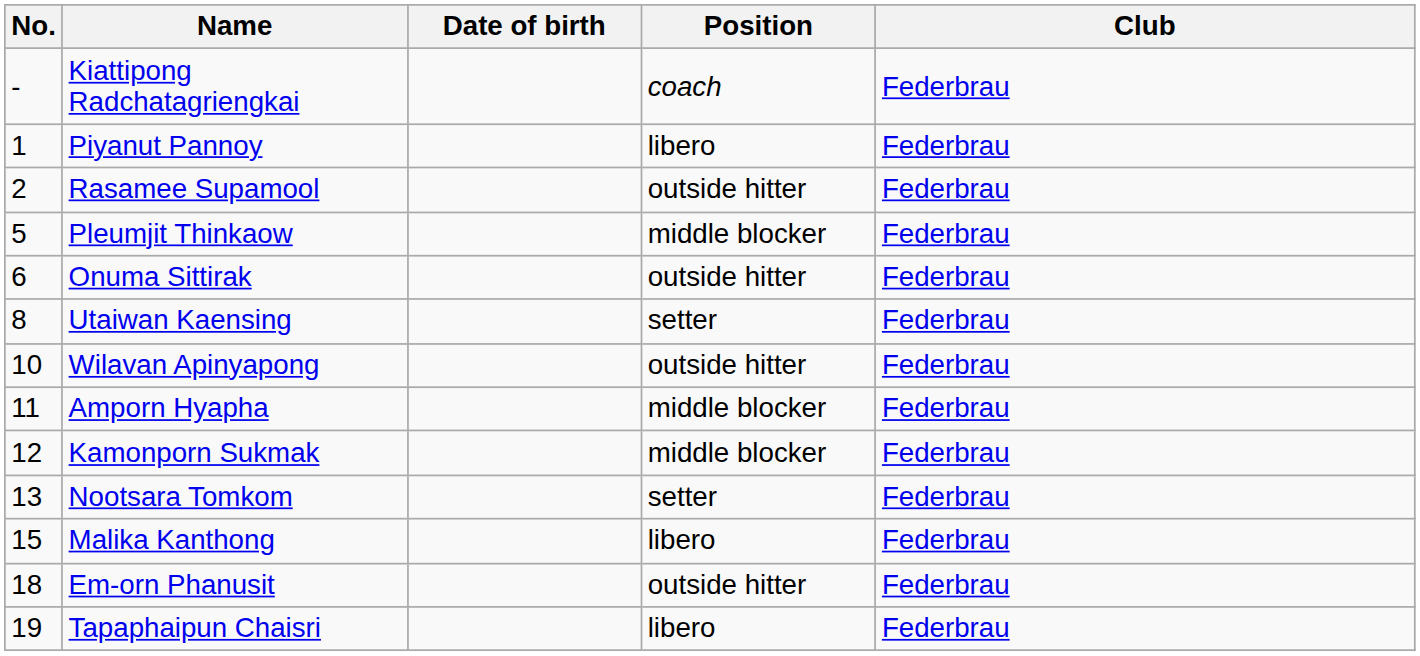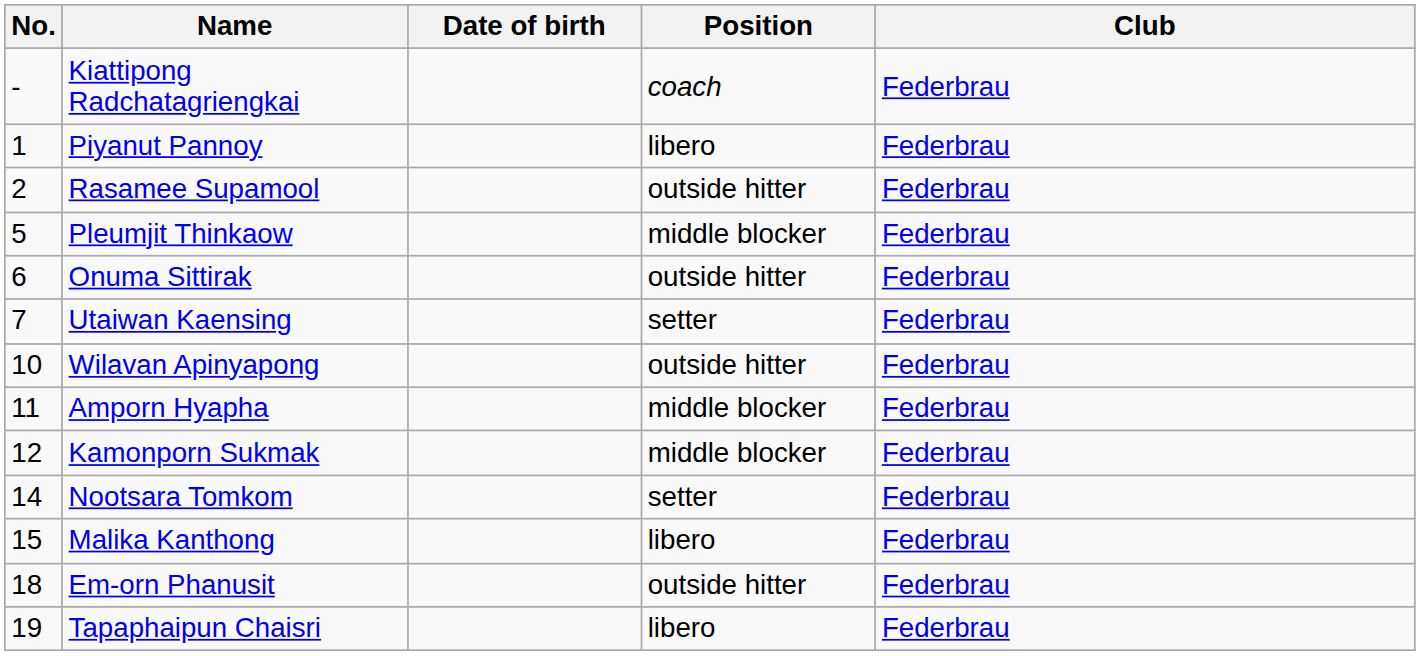(19, 320) 8 -> (19, 320) 7
(27, 496) 13 -> (27, 496) 14
